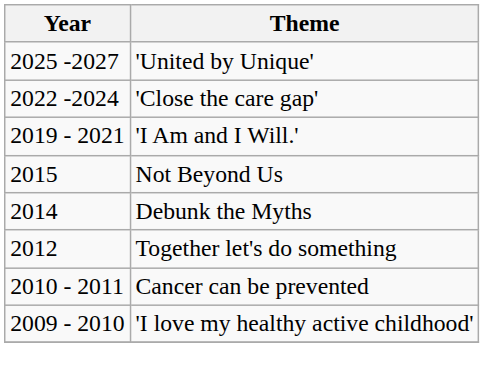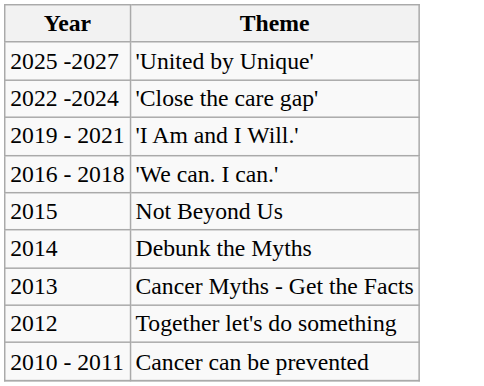+ row: (207, 173)
+ row: (275, 286)
- row: (305, 323)
